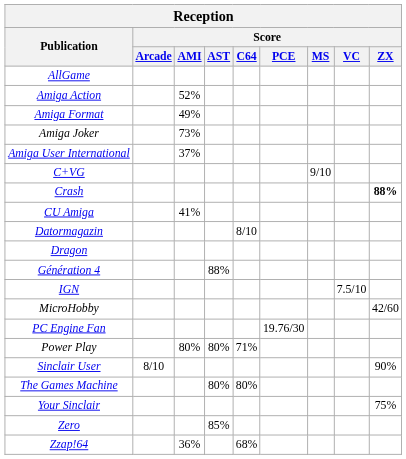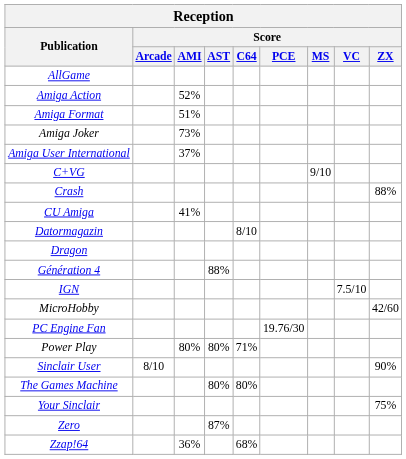(190, 114) 49% -> (190, 114) 51%
(385, 192) bold -> (385, 192) normal
(219, 425) 85% -> (219, 425) 87%
